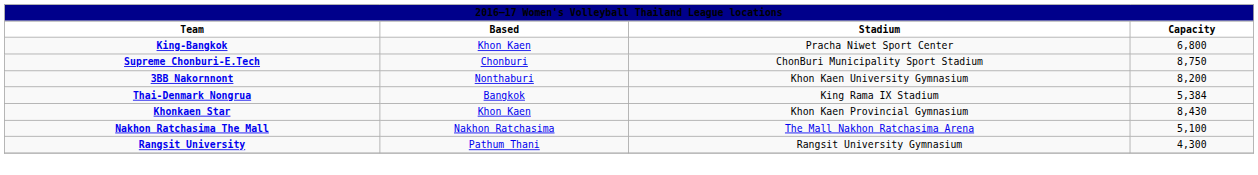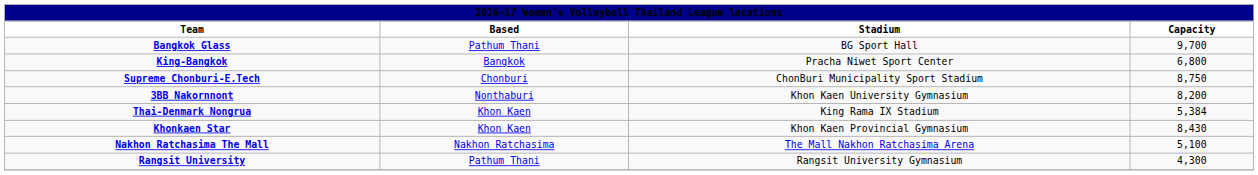+ row: (192, 45)
(504, 45) Khon Kaen -> (504, 62) Bangkok
(504, 95) Bangkok -> (504, 111) Khon Kaen
